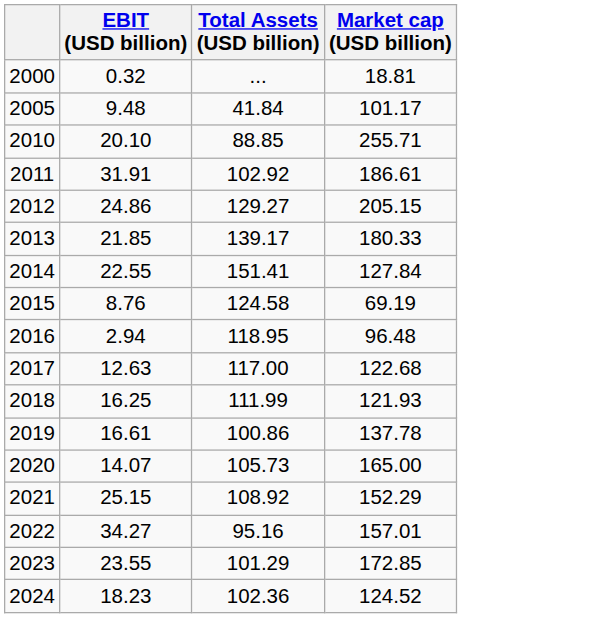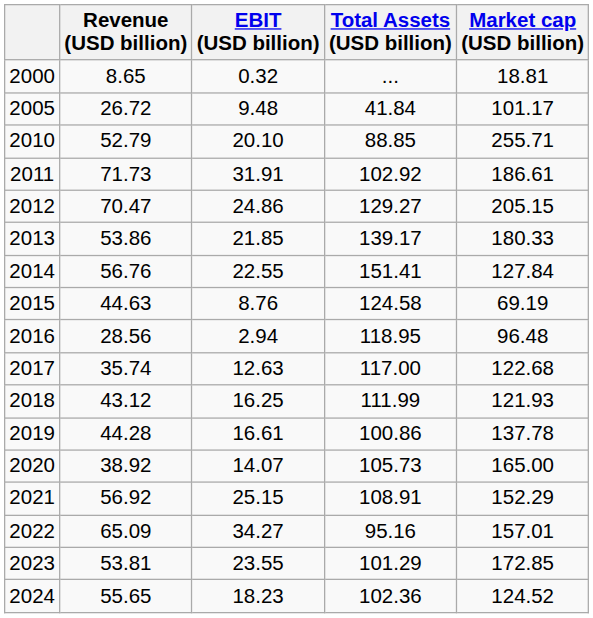+ column: (126, 32)
(258, 498) 108.92 -> (390, 498) 108.91
